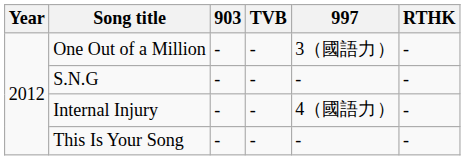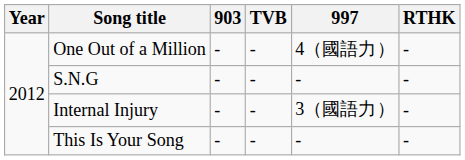(345, 48) 3（國語力） -> (345, 48) 4（國語力）
(345, 109) 4（國語力） -> (345, 109) 3（國語力）
